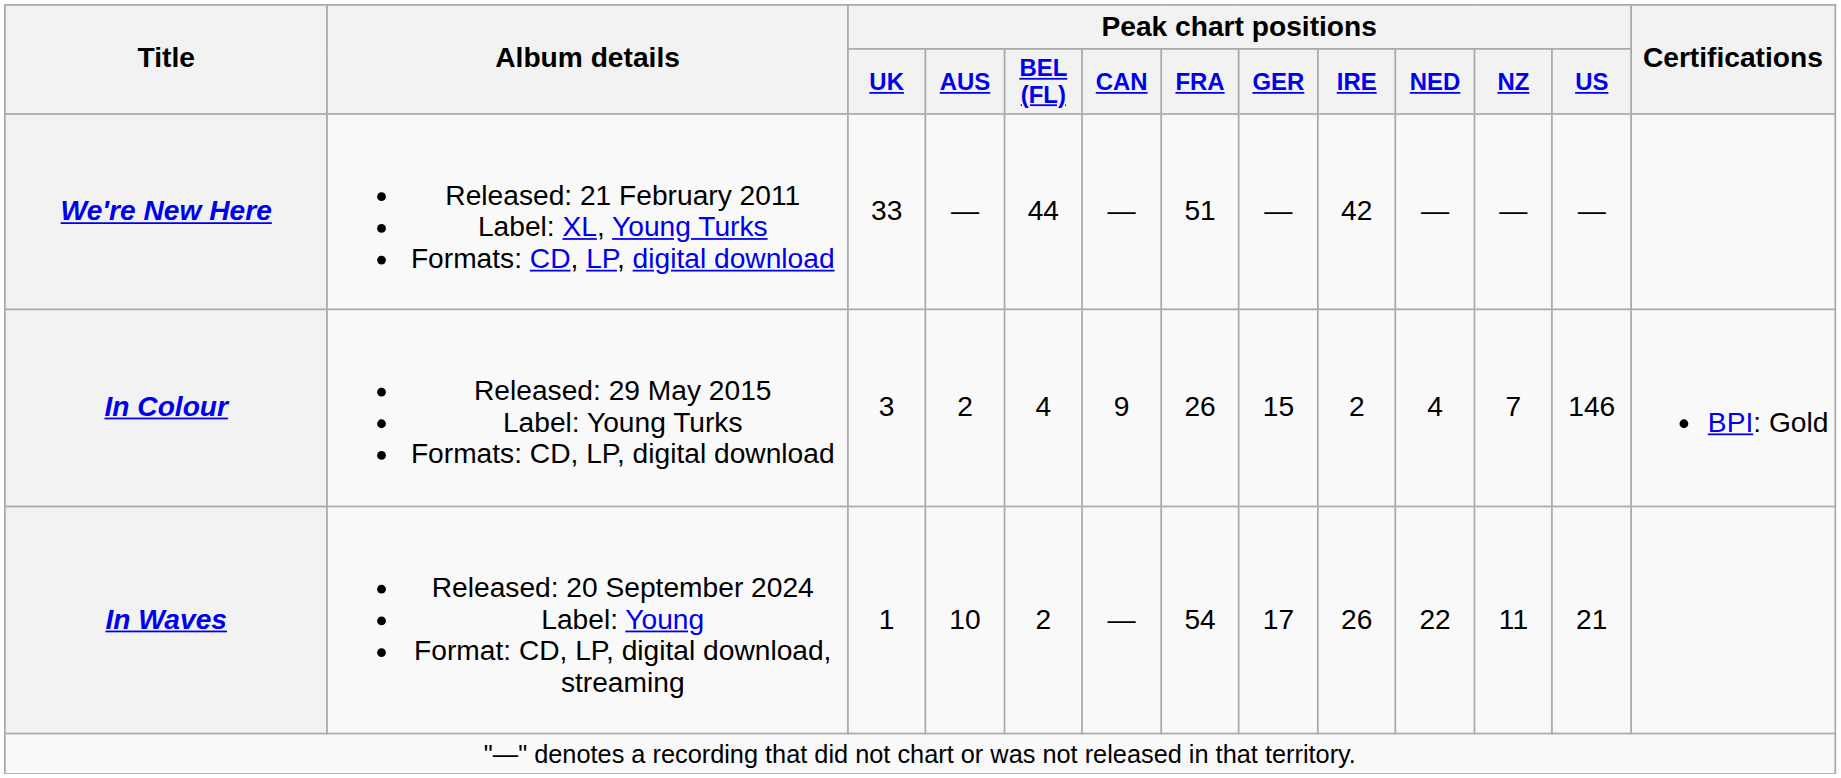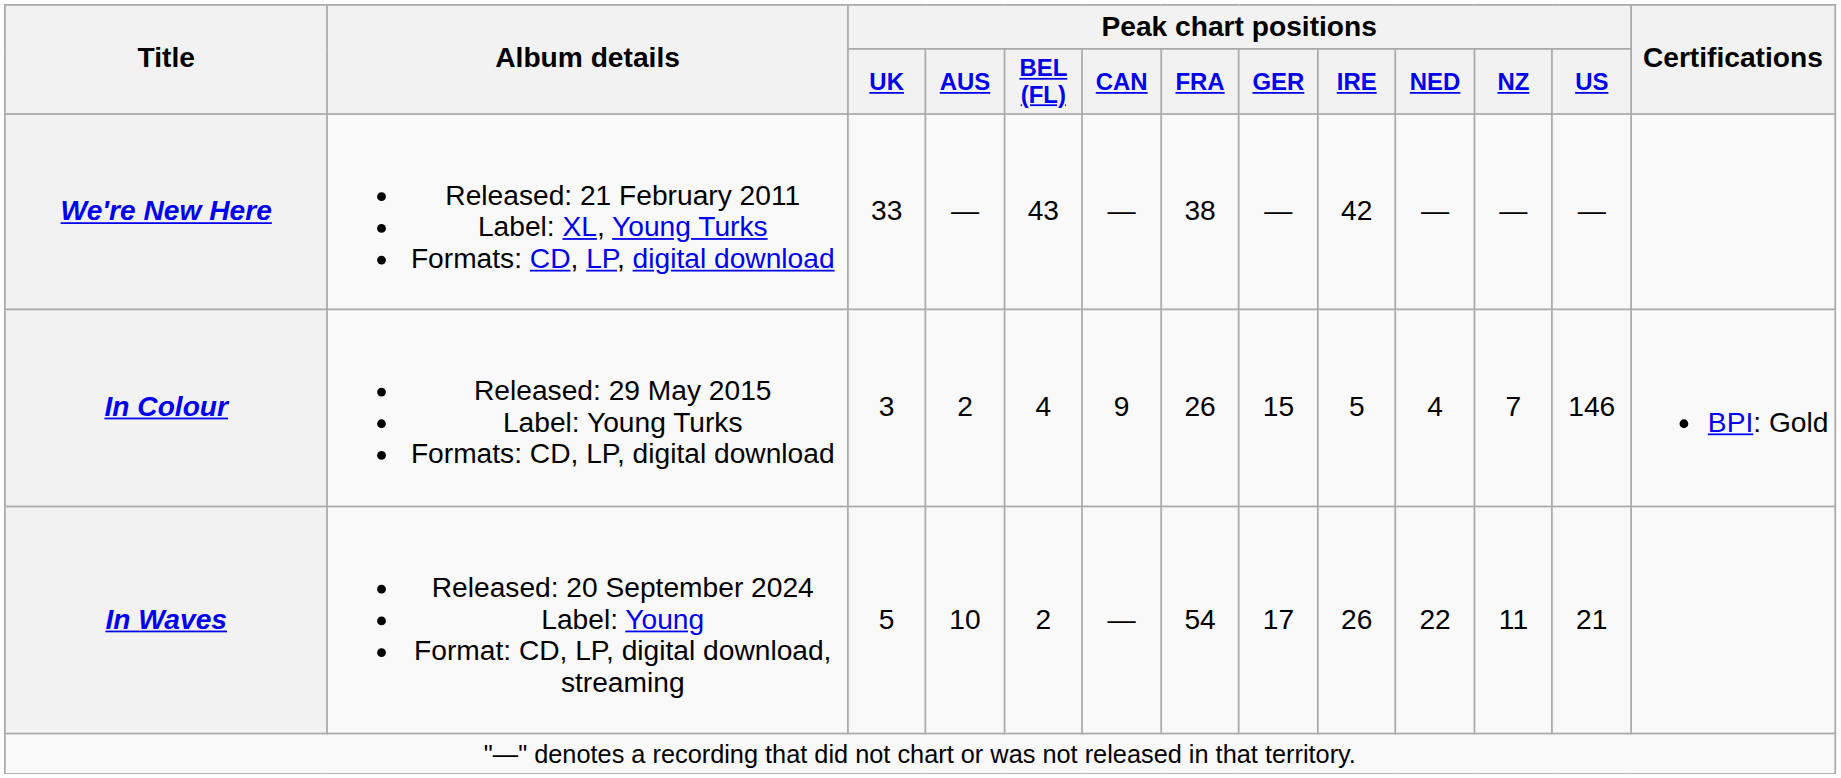(1043, 211) 44 -> (1043, 211) 43
(1200, 211) 51 -> (1200, 211) 38
(1357, 407) 2 -> (1357, 407) 5
(887, 619) 1 -> (887, 619) 5
